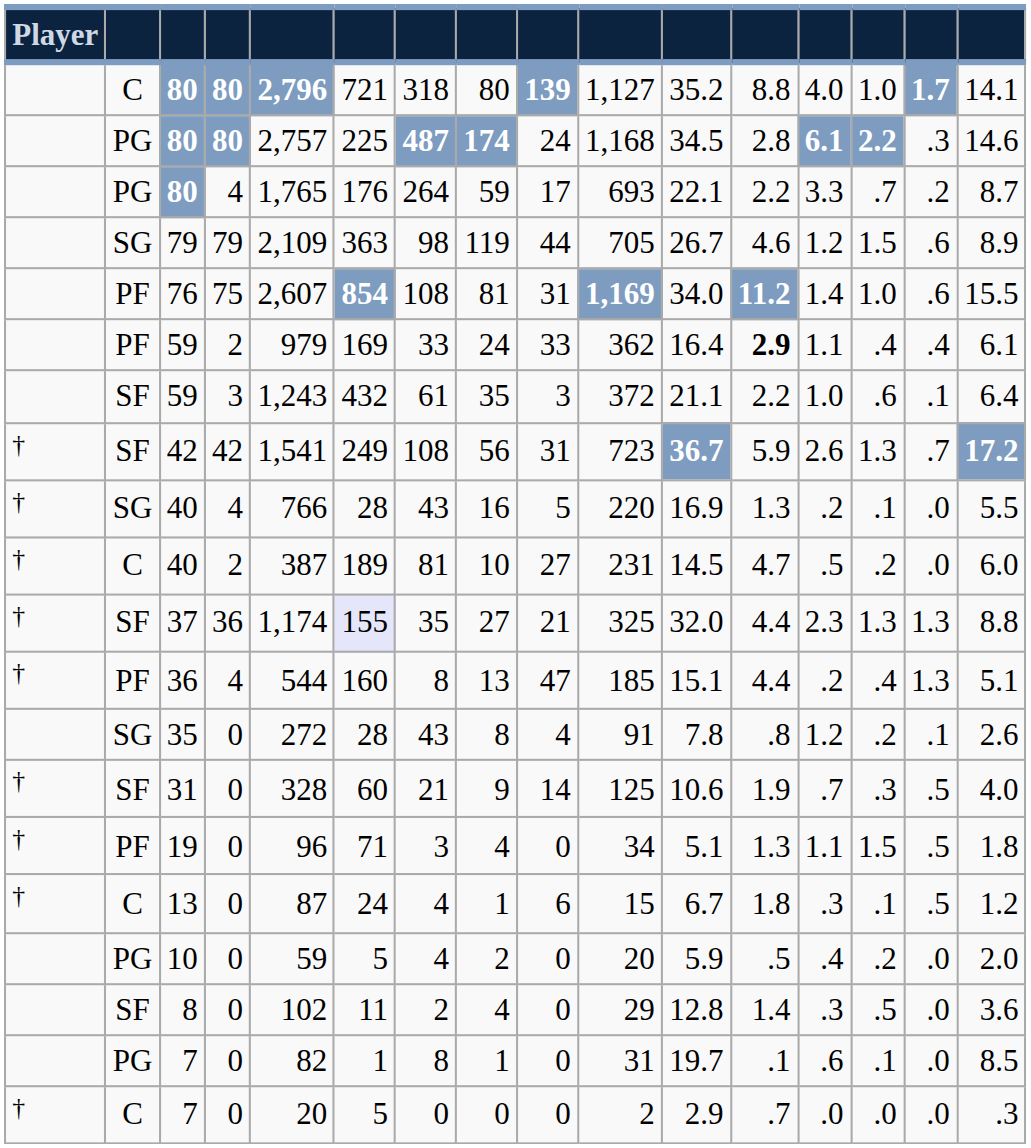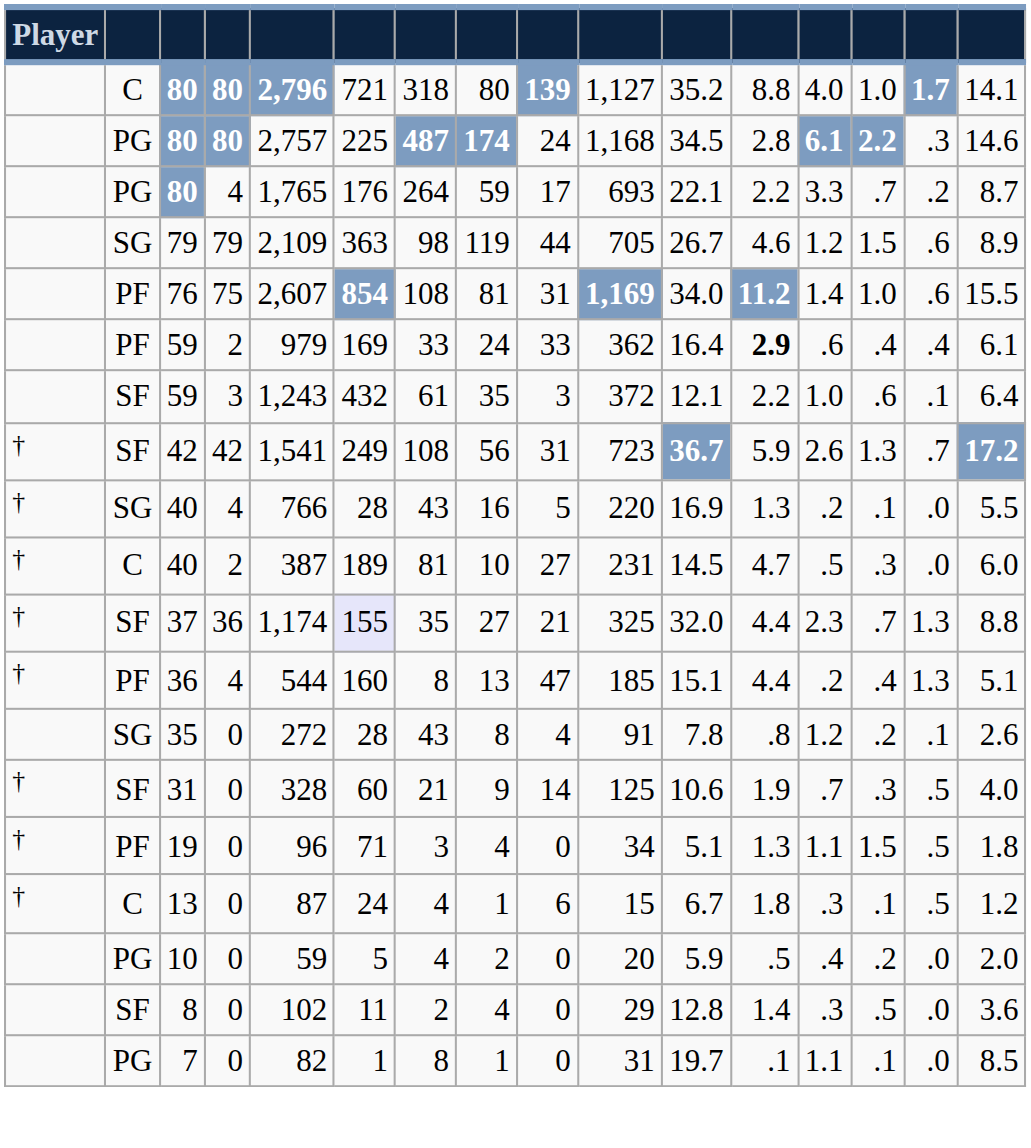(824, 345) 1.1 -> (832, 345) .6
(696, 396) 21.1 -> (696, 396) 12.1
(885, 565) .2 -> (885, 565) .3
(877, 622) 1.3 -> (885, 622) .7
(832, 1059) .6 -> (824, 1059) 1.1
- row: (132, 1114)
